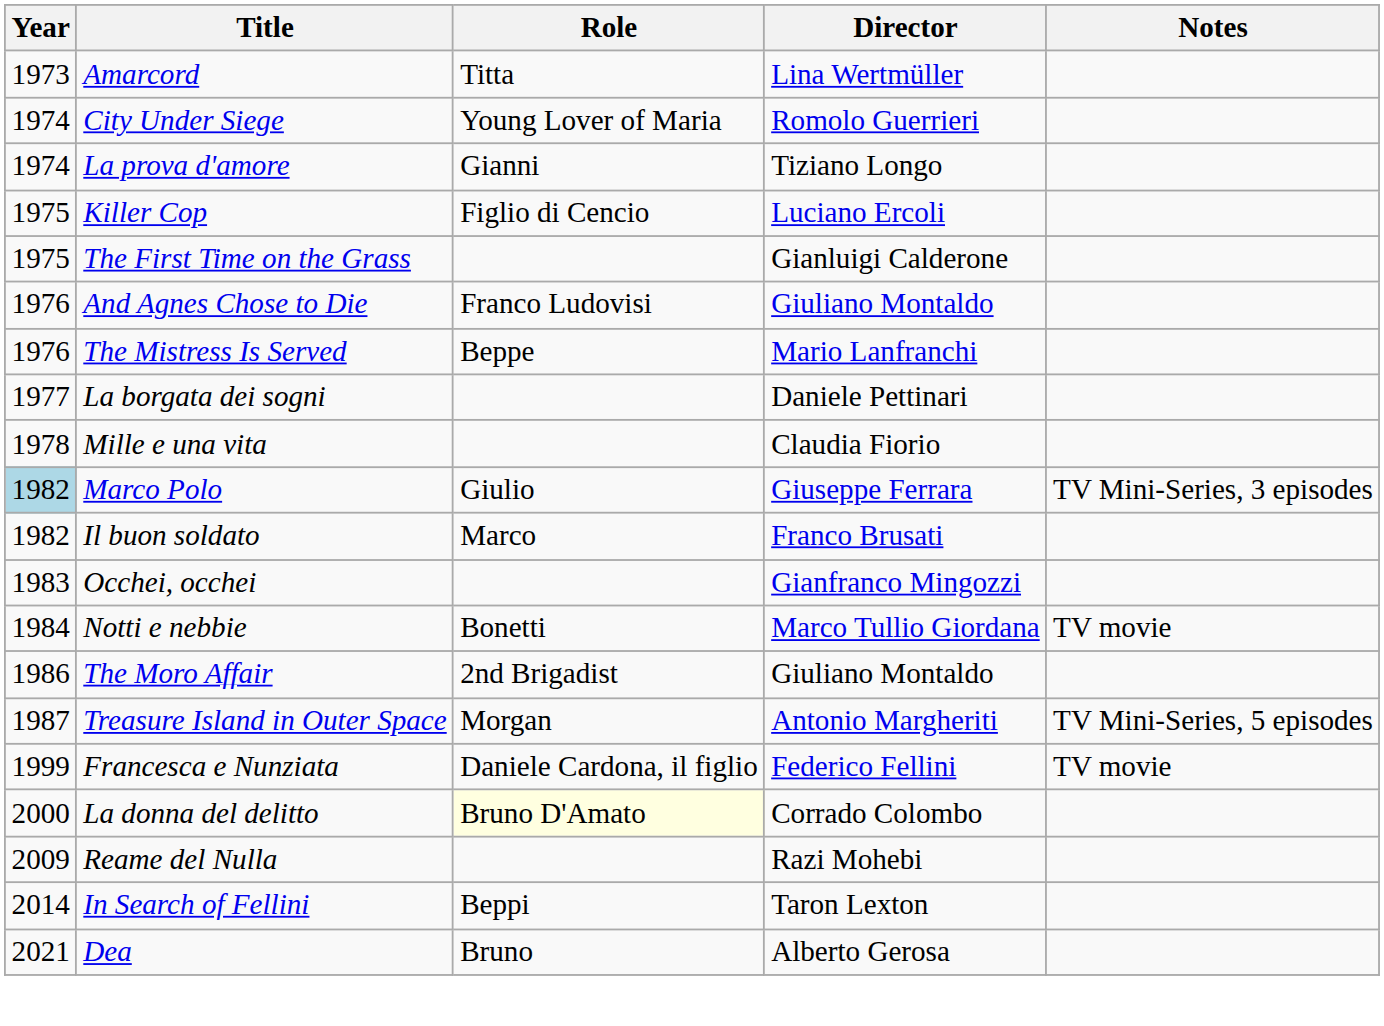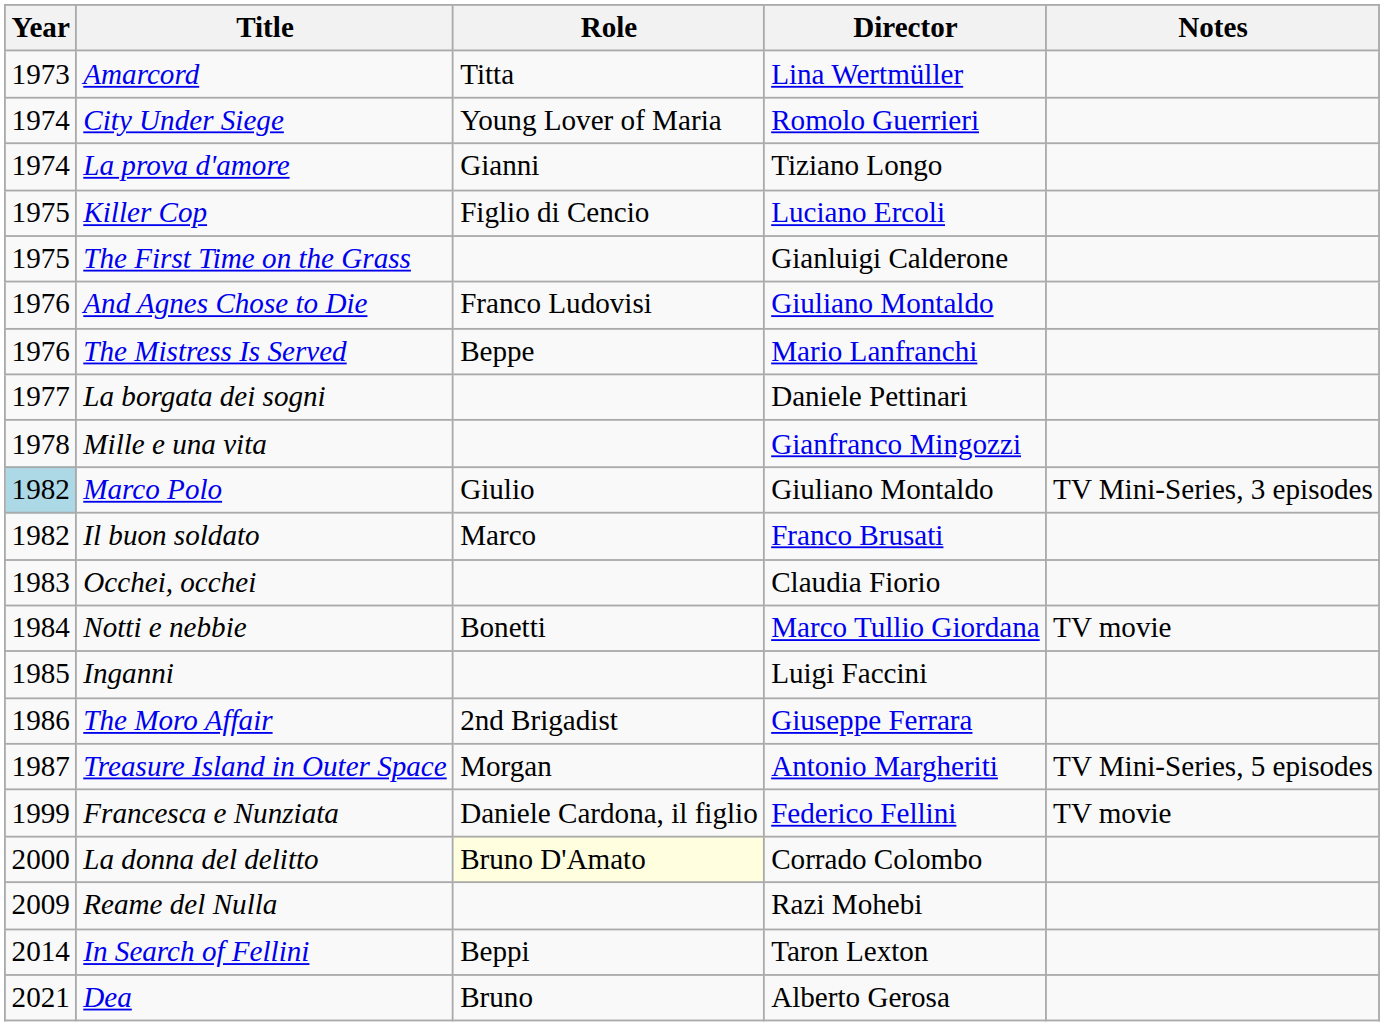(856, 443) Claudia Fiorio -> (896, 443) Gianfranco Mingozzi
(872, 489) Giuseppe Ferrara -> (882, 489) Giuliano Montaldo
(896, 581) Gianfranco Mingozzi -> (856, 581) Claudia Fiorio
+ row: (129, 674)
(882, 674) Giuliano Montaldo -> (872, 720) Giuseppe Ferrara
